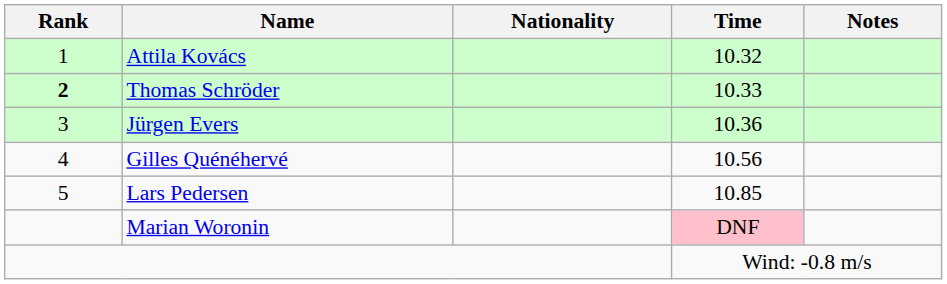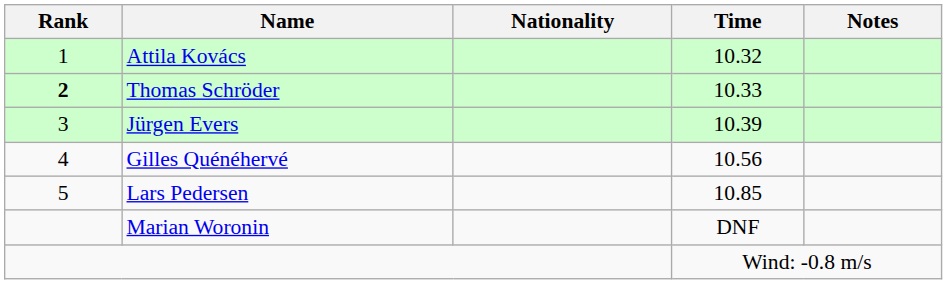(738, 124) 10.36 -> (738, 124) 10.39
(738, 227) pink background -> (738, 227) no background
